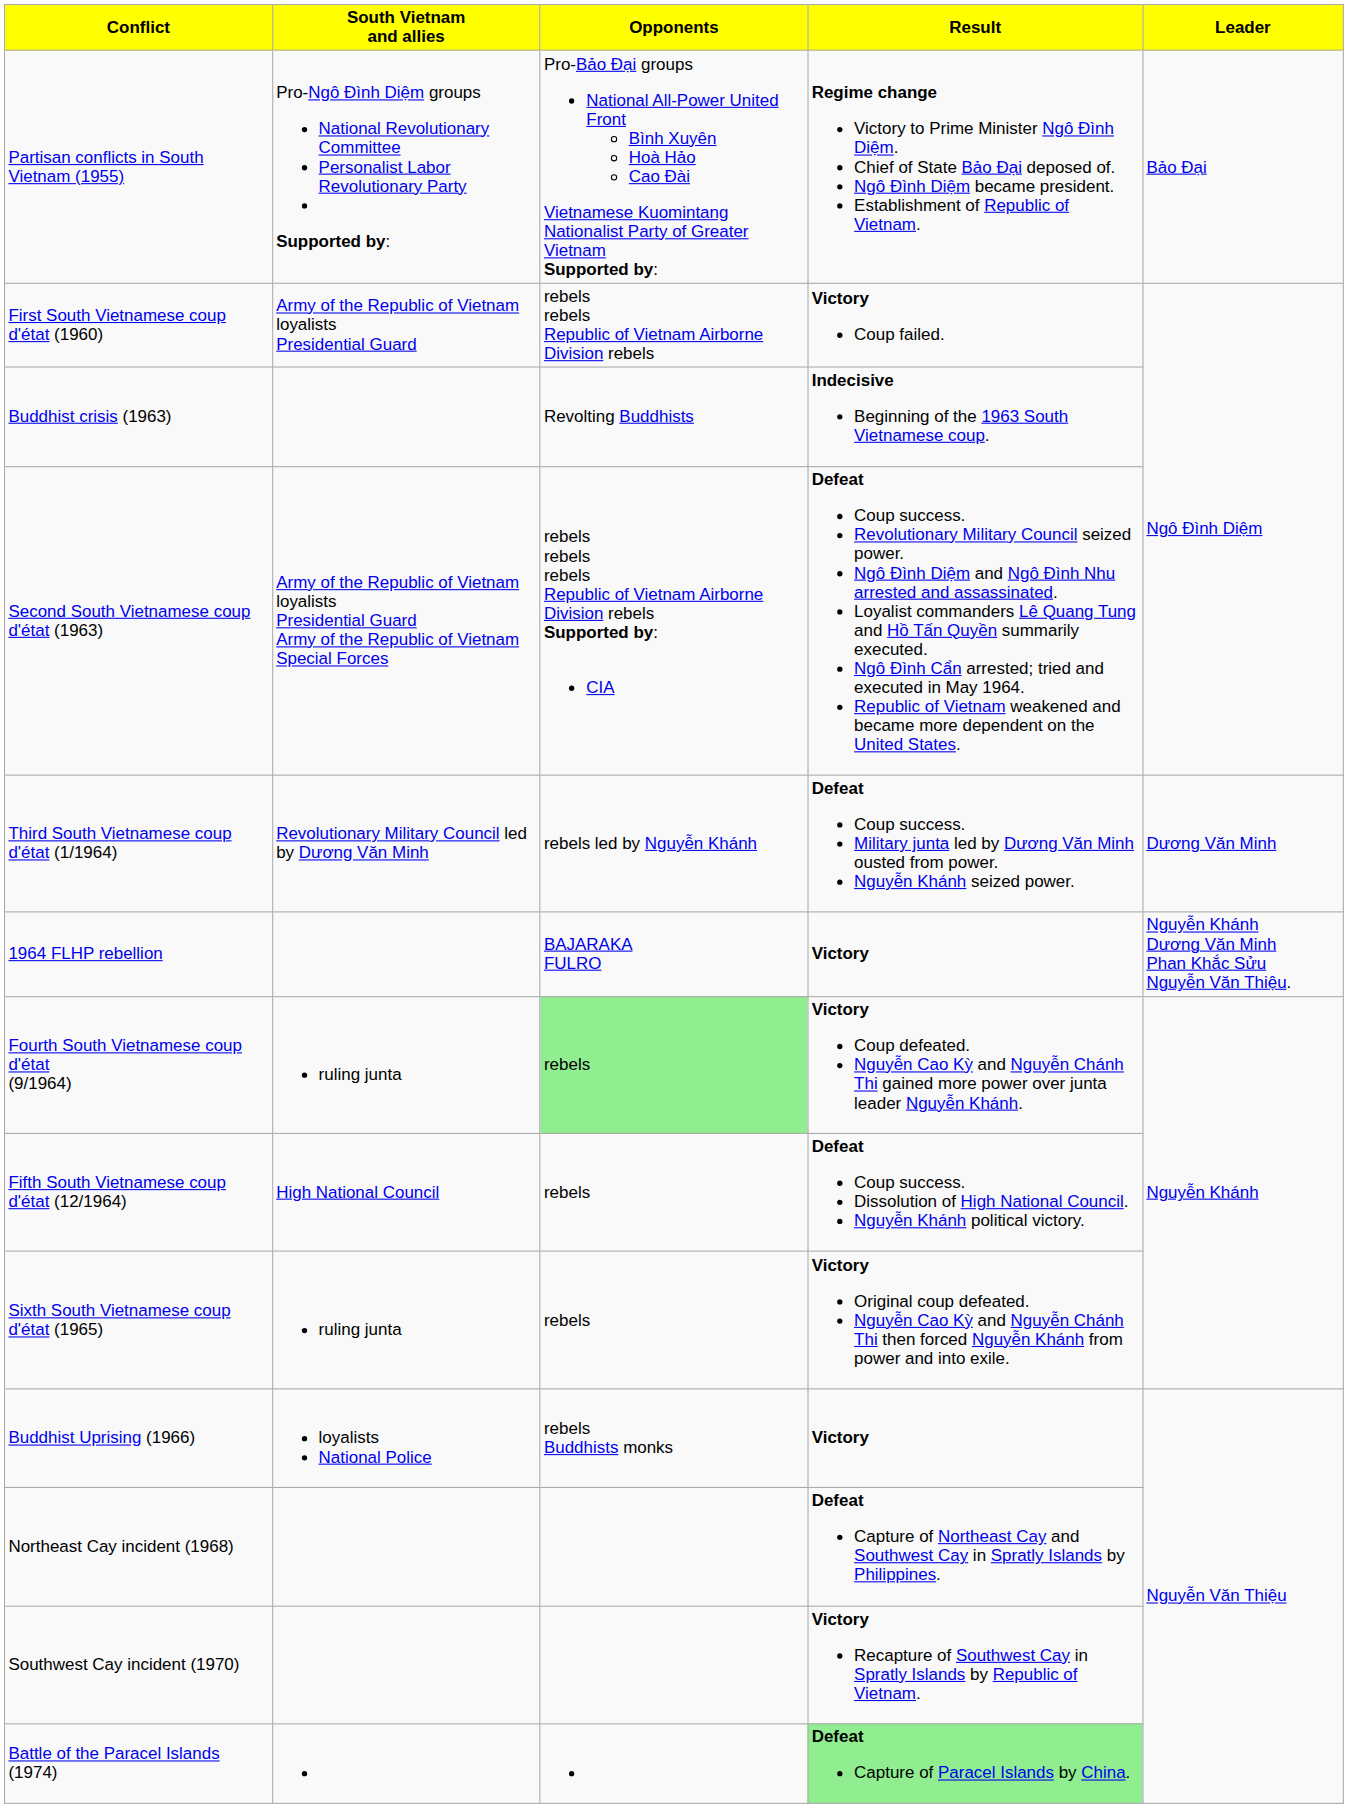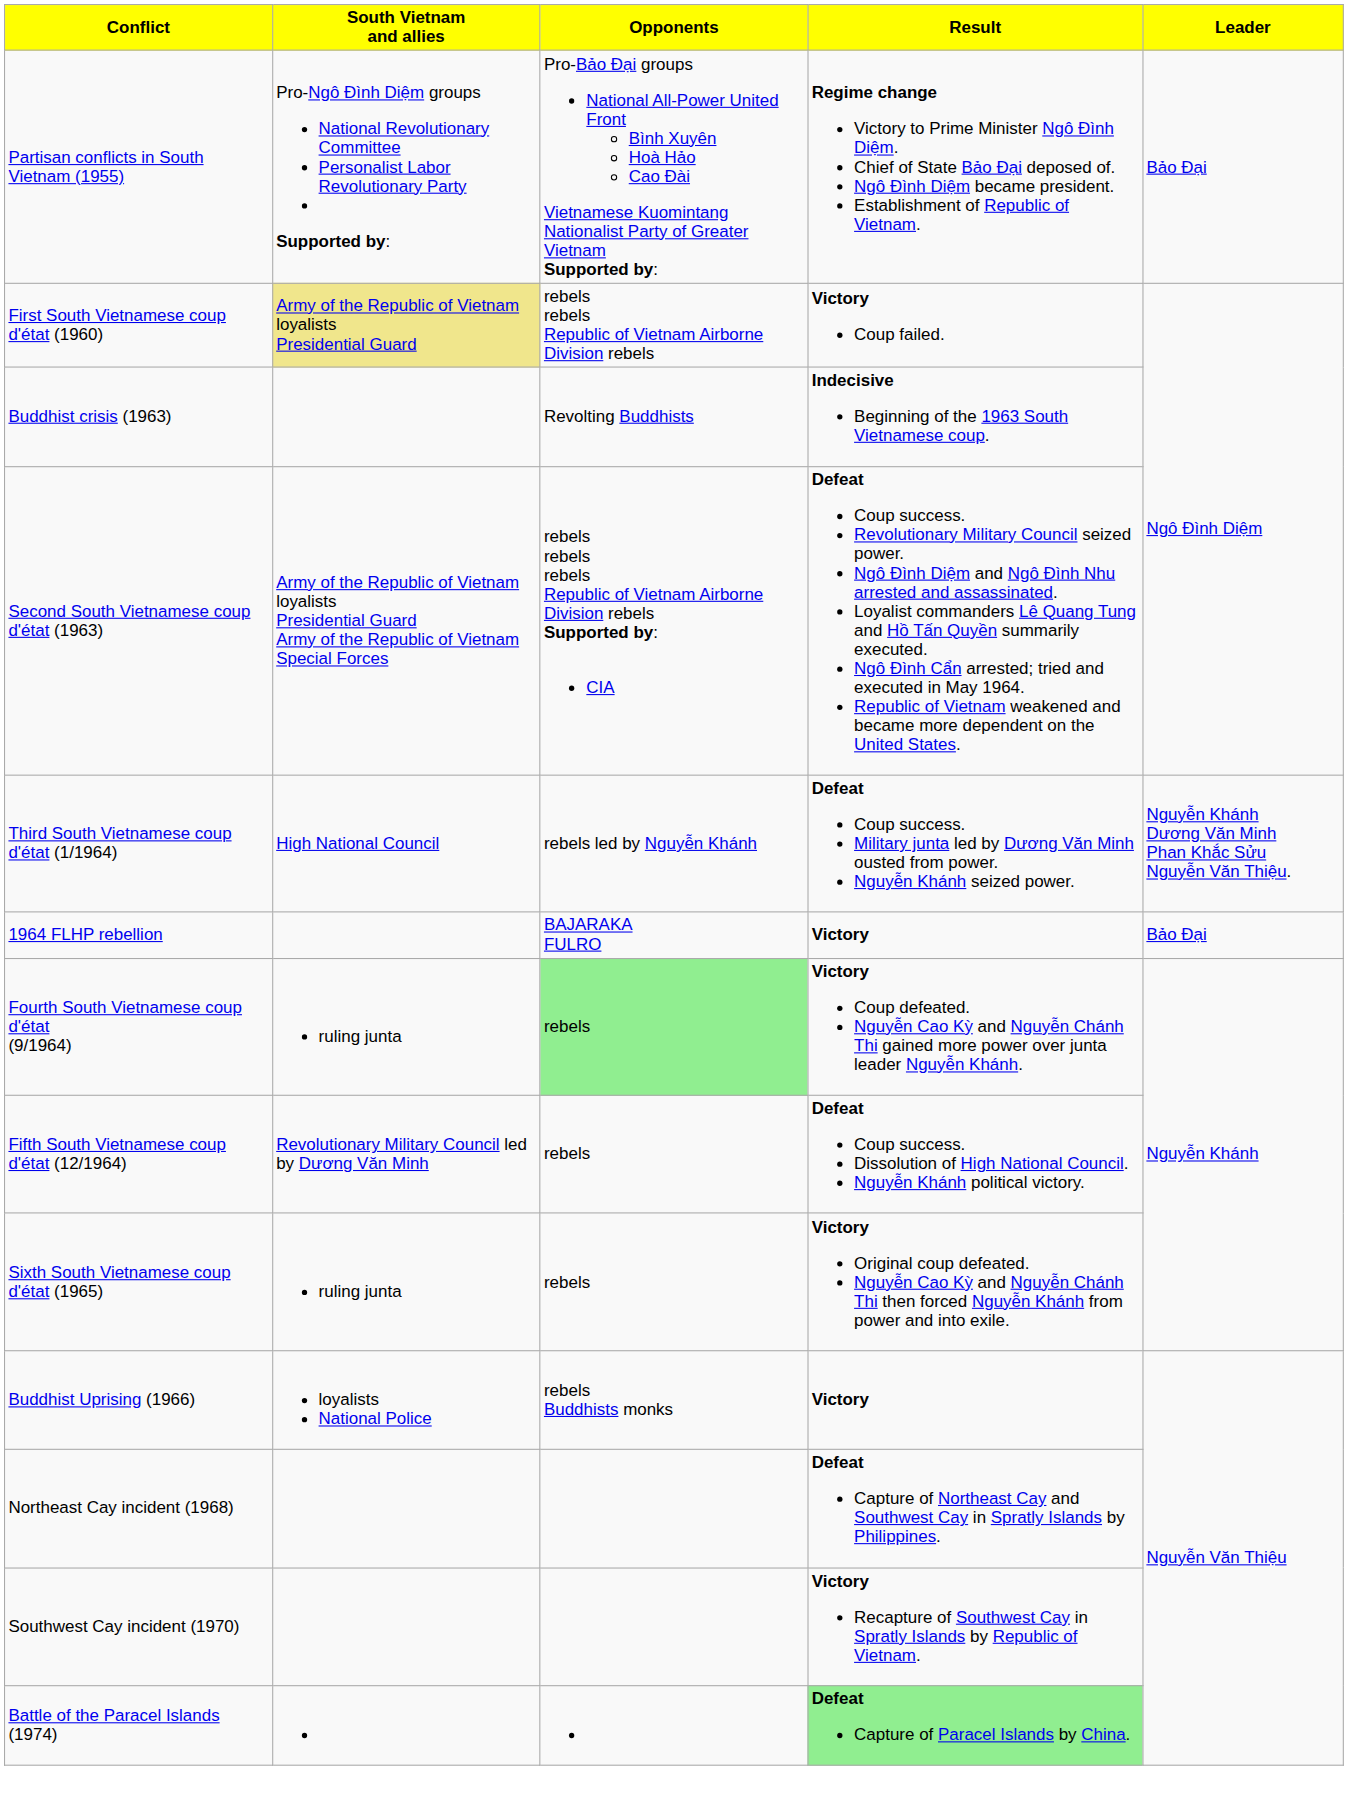(398, 325) no background -> (398, 325) khaki background
(402, 843) Revolutionary Military Council led by Dương Văn Minh -> (358, 843) High National Council
(1211, 843) Dương Văn Minh -> (1219, 843) Nguyễn Khánh Dương Văn Minh Phan Khắc Sửu Nguyễn Văn Thiệu.
(1219, 954) Nguyễn Khánh Dương Văn Minh Phan Khắc Sửu Nguyễn Văn Thiệu. -> (1177, 935) Bảo Đại
(358, 1192) High National Council -> (402, 1154) Revolutionary Military Council led by Dương Văn Minh
